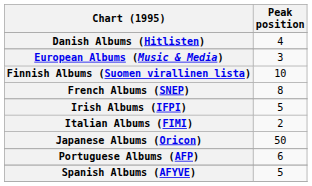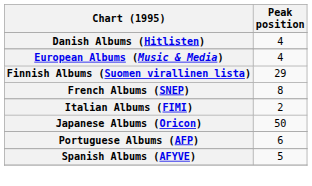(280, 57) 3 -> (280, 57) 4
(280, 74) 10 -> (280, 74) 29
- row: (129, 107)
